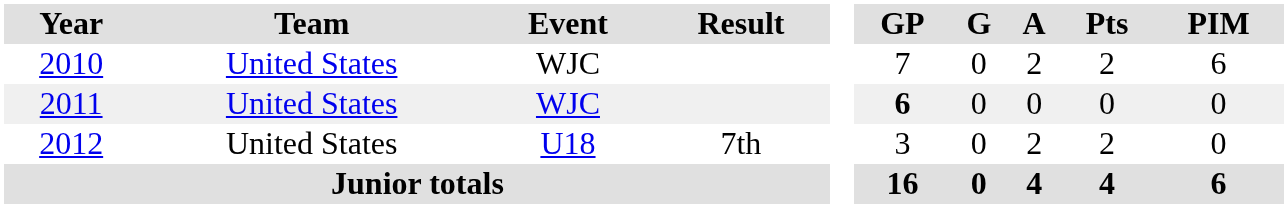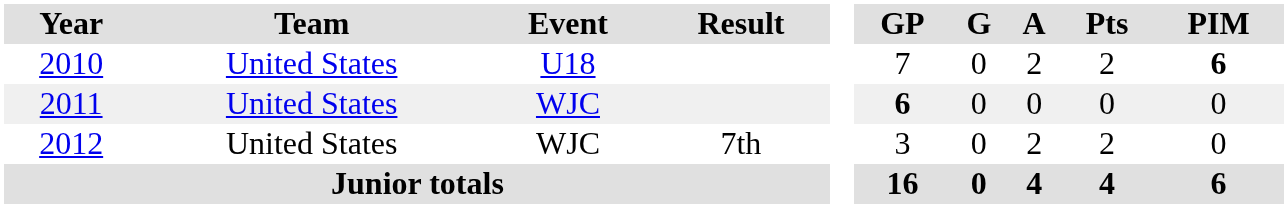(568, 63) WJC -> (568, 63) U18
(1219, 63) normal -> (1219, 63) bold
(568, 143) U18 -> (568, 143) WJC
